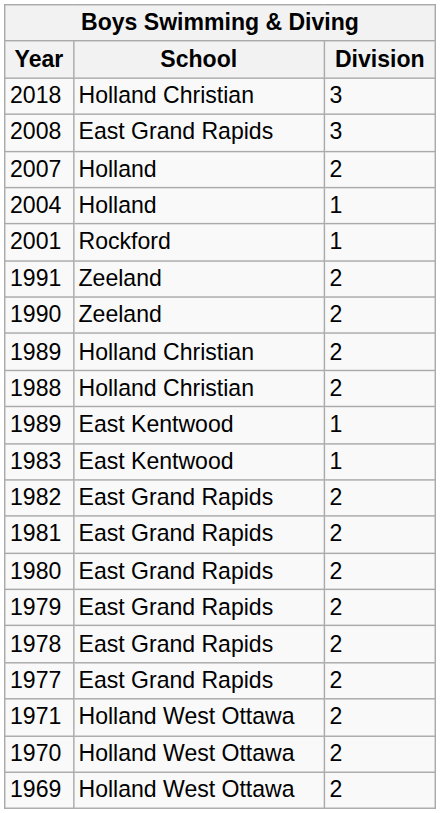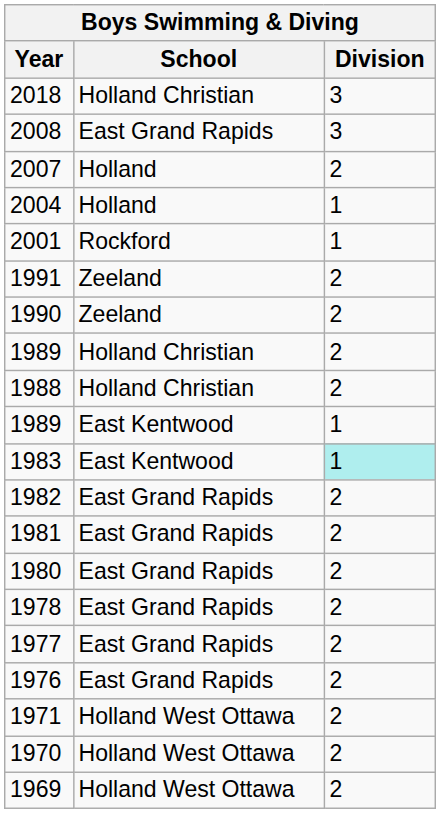(336, 461) no background -> (336, 461) paleturquoise background
- row: (36, 607)
+ row: (36, 680)
